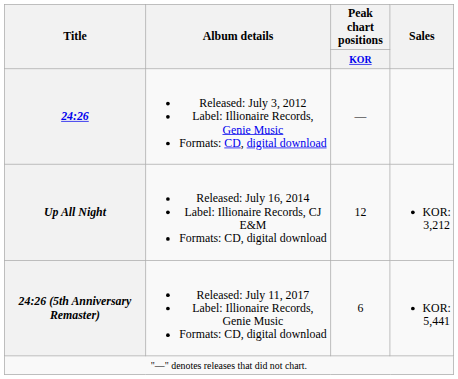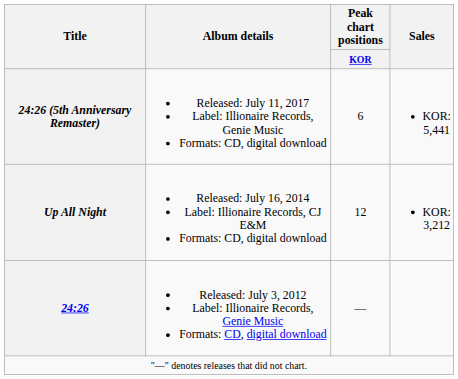rows swapped: (75, 116) <-> (75, 308)
